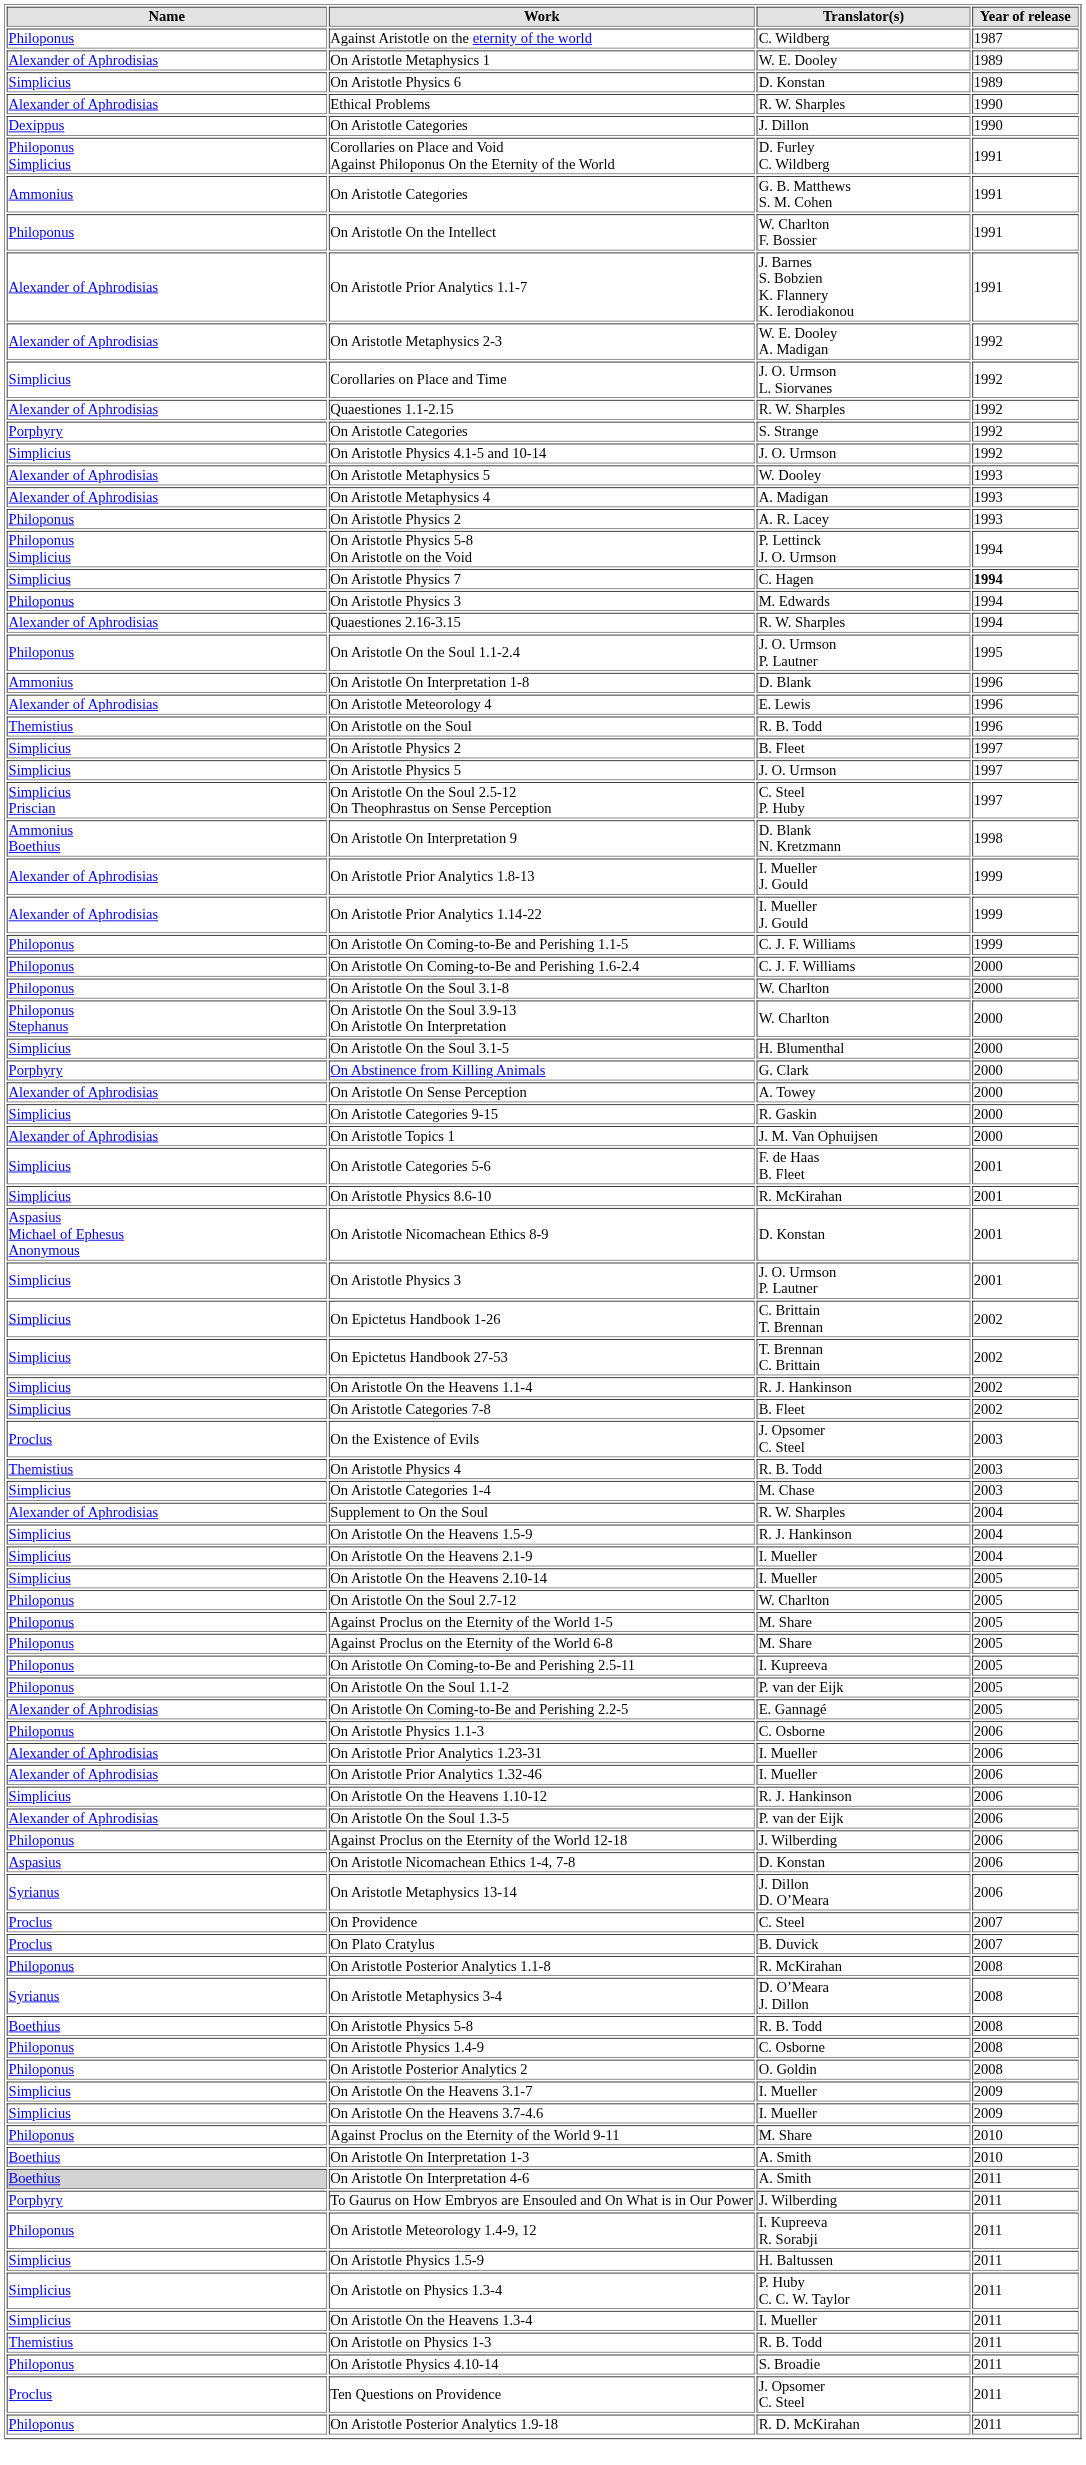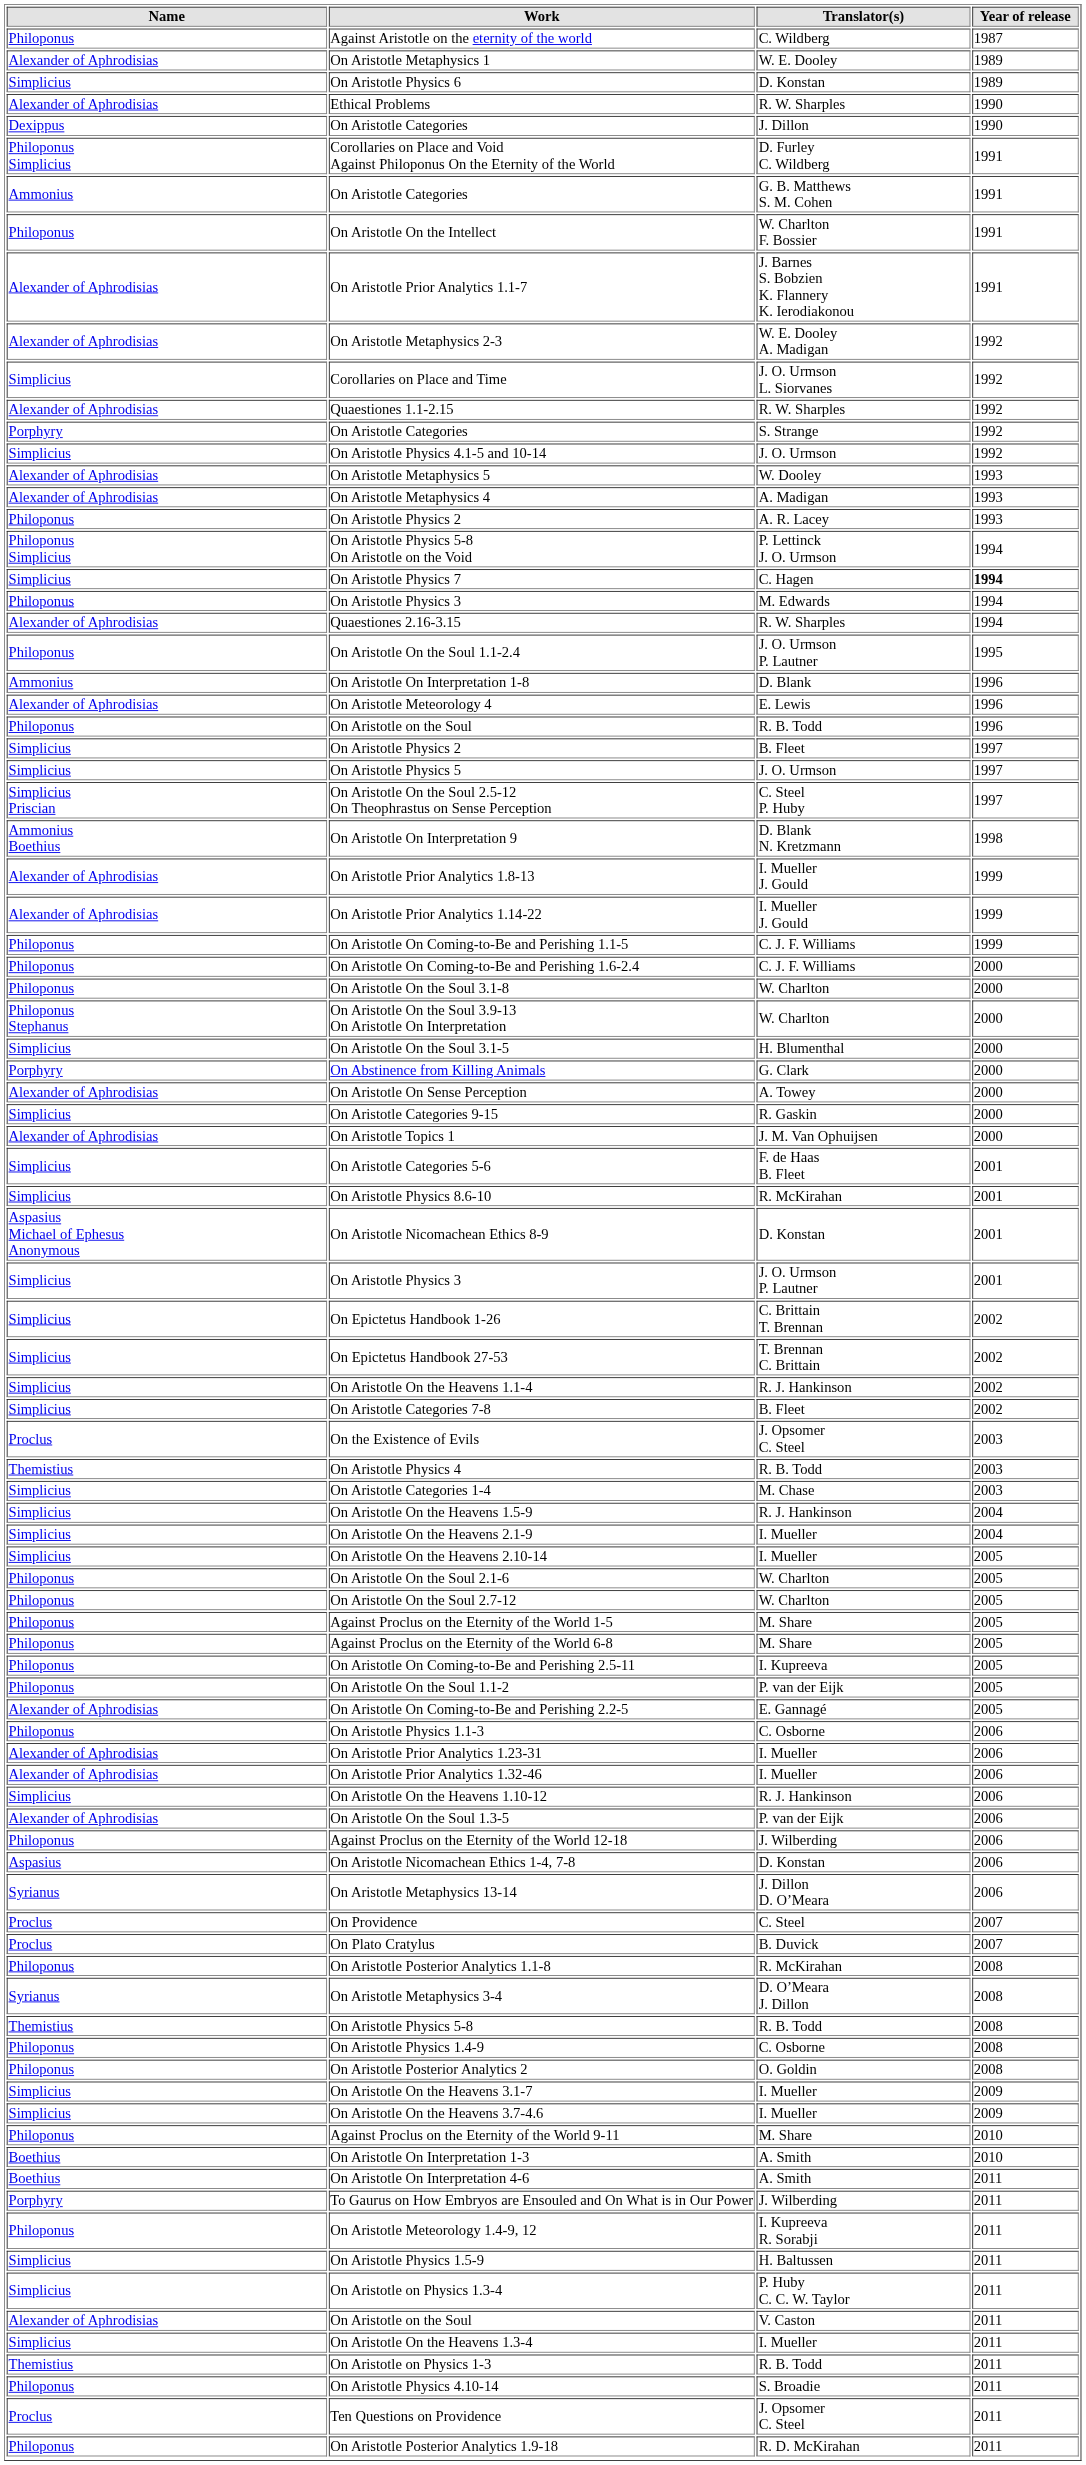(41, 726) Themistius -> (41, 726) Philoponus
- row: (409, 1512)
+ row: (420, 1578)
(34, 2026) Boethius -> (41, 2026) Themistius
(34, 2178) lightgrey background -> (34, 2178) no background
+ row: (401, 2320)
